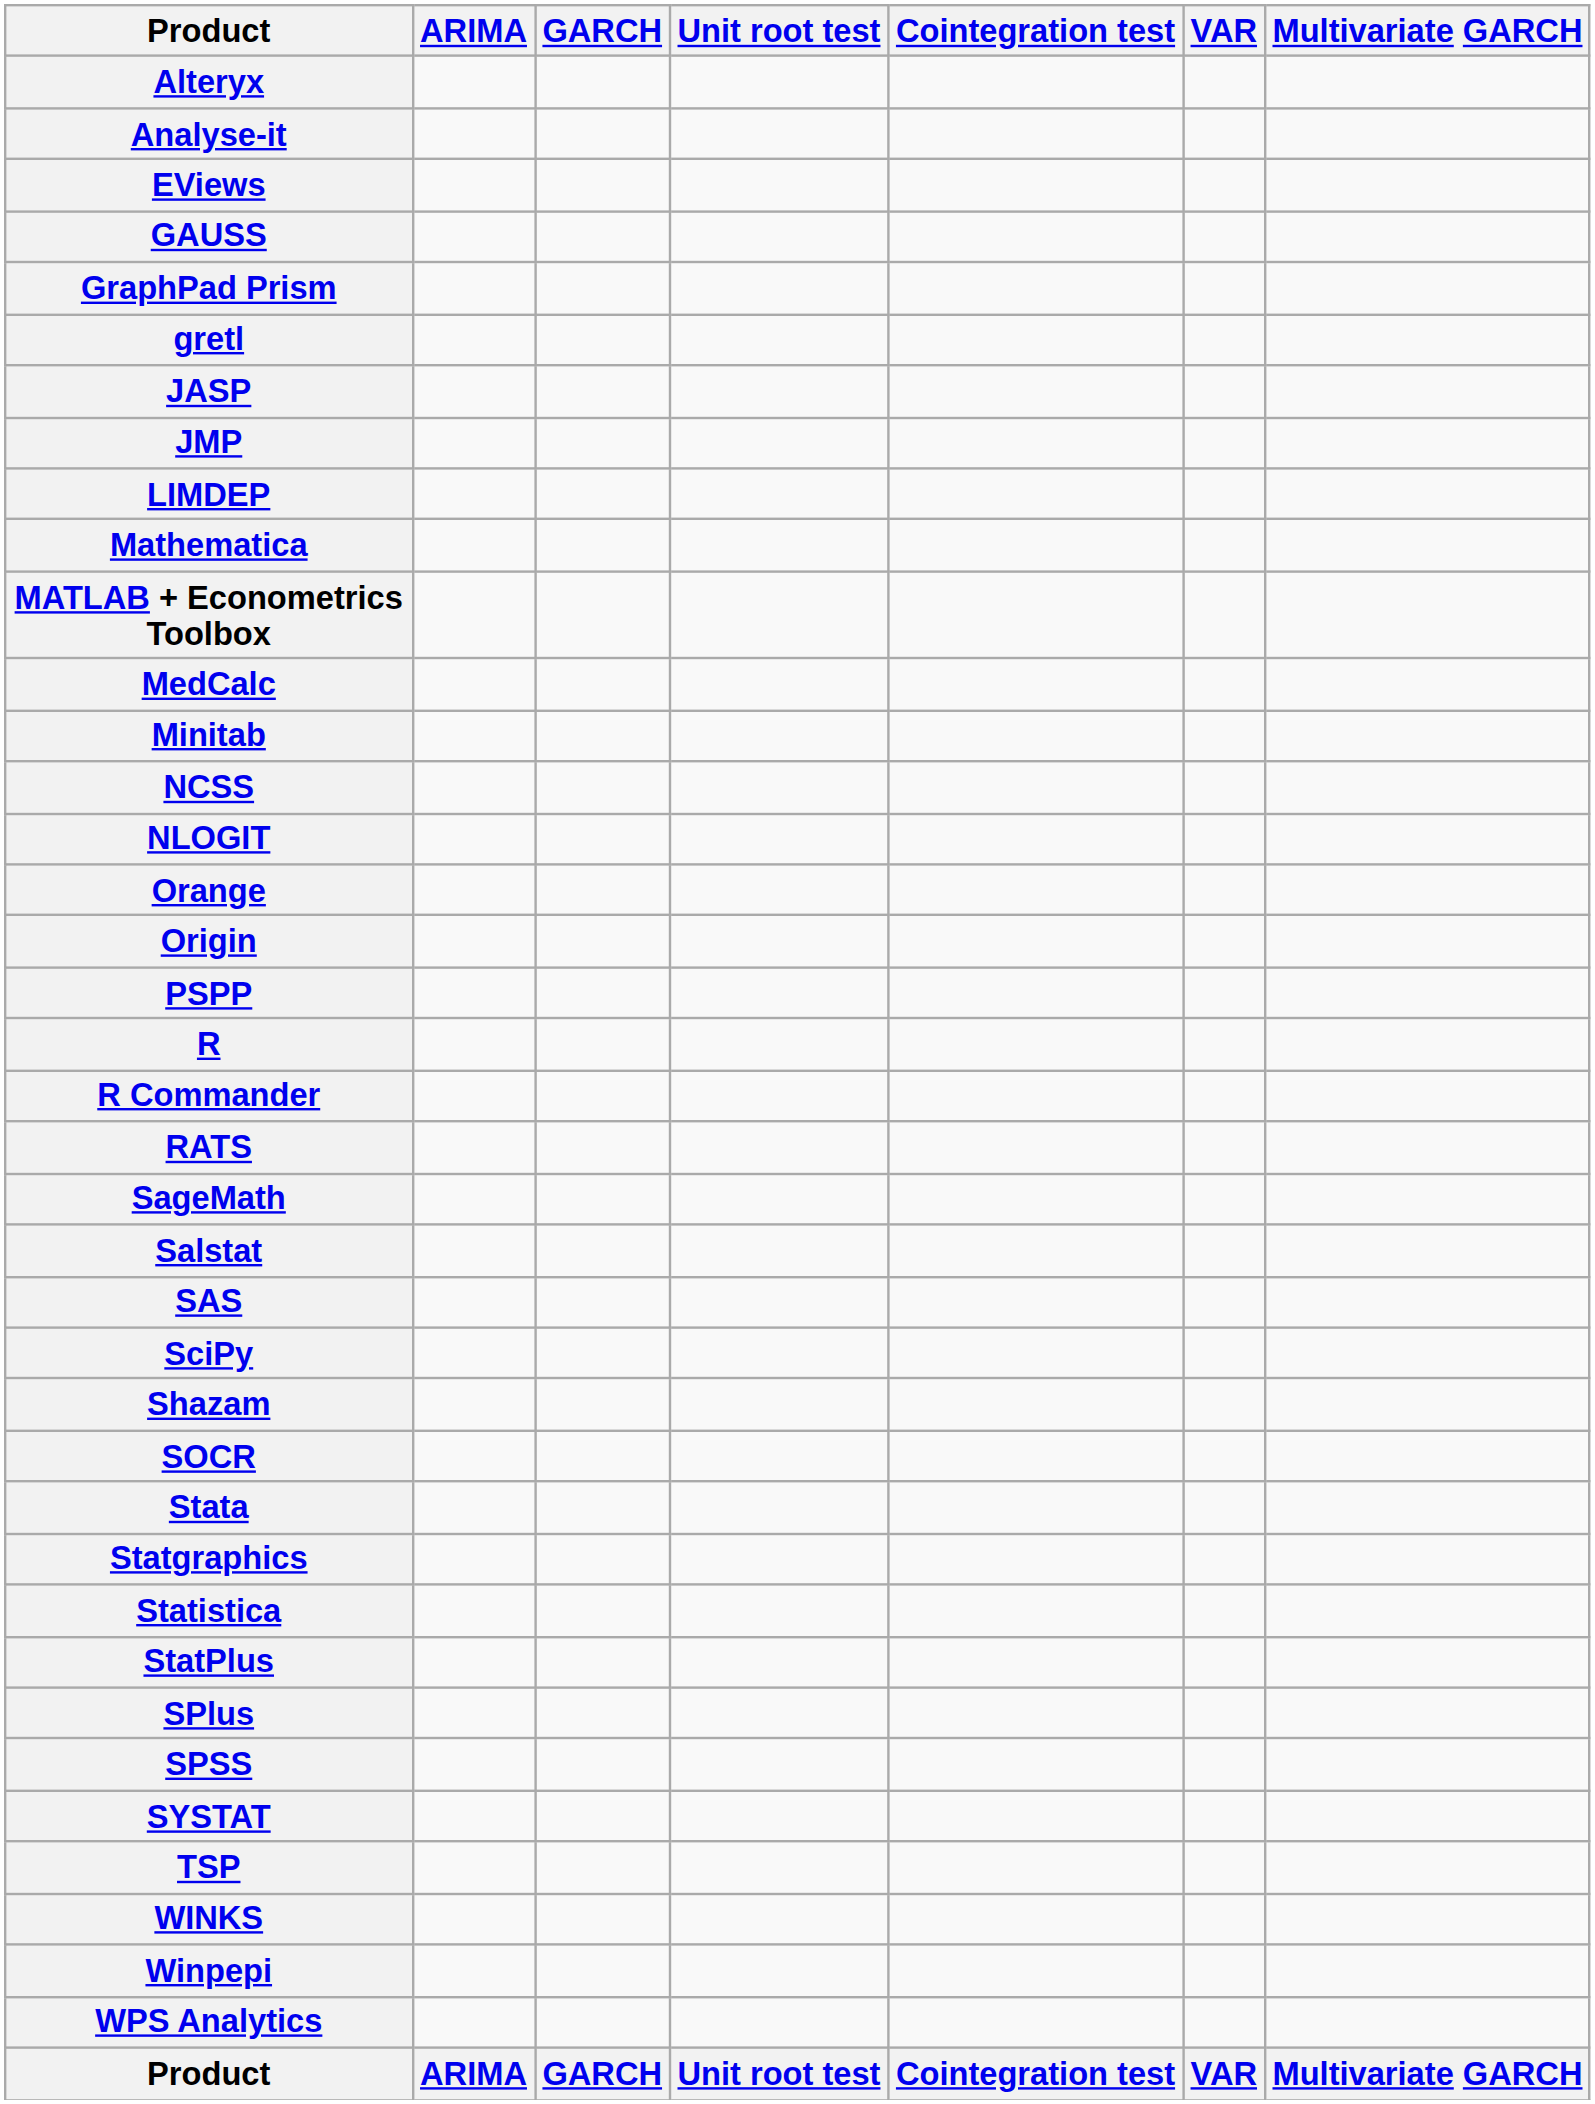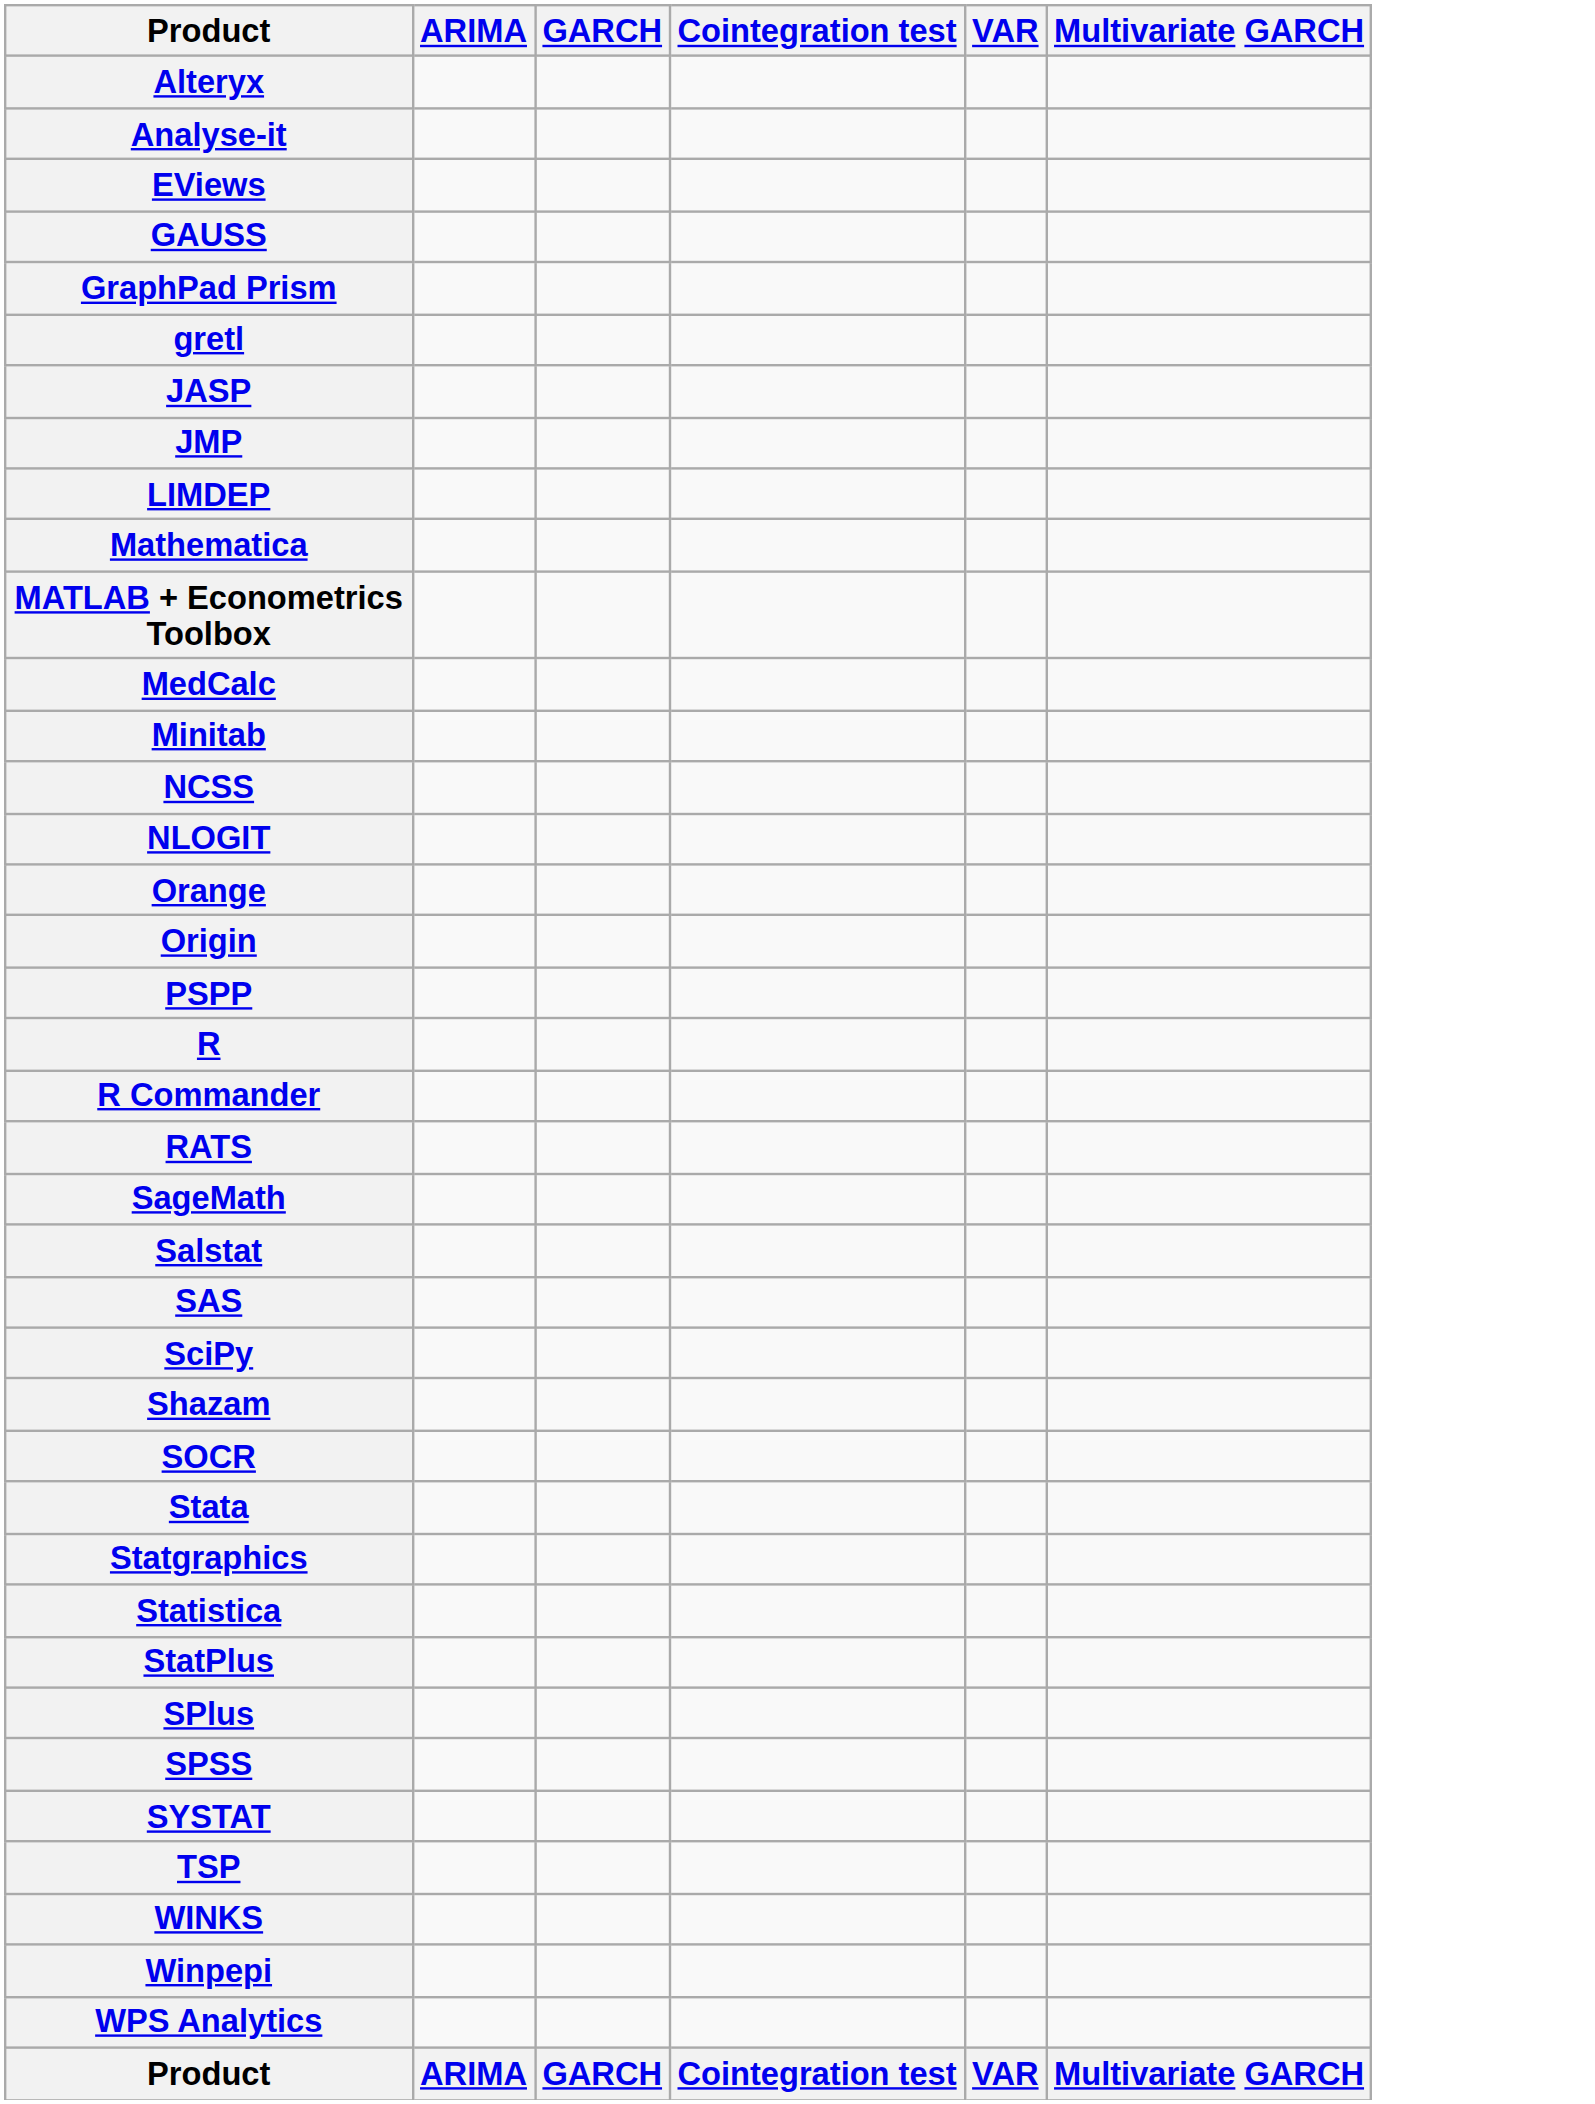- column: (779, 31)
